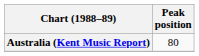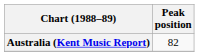(173, 42) 80 -> (173, 42) 82
